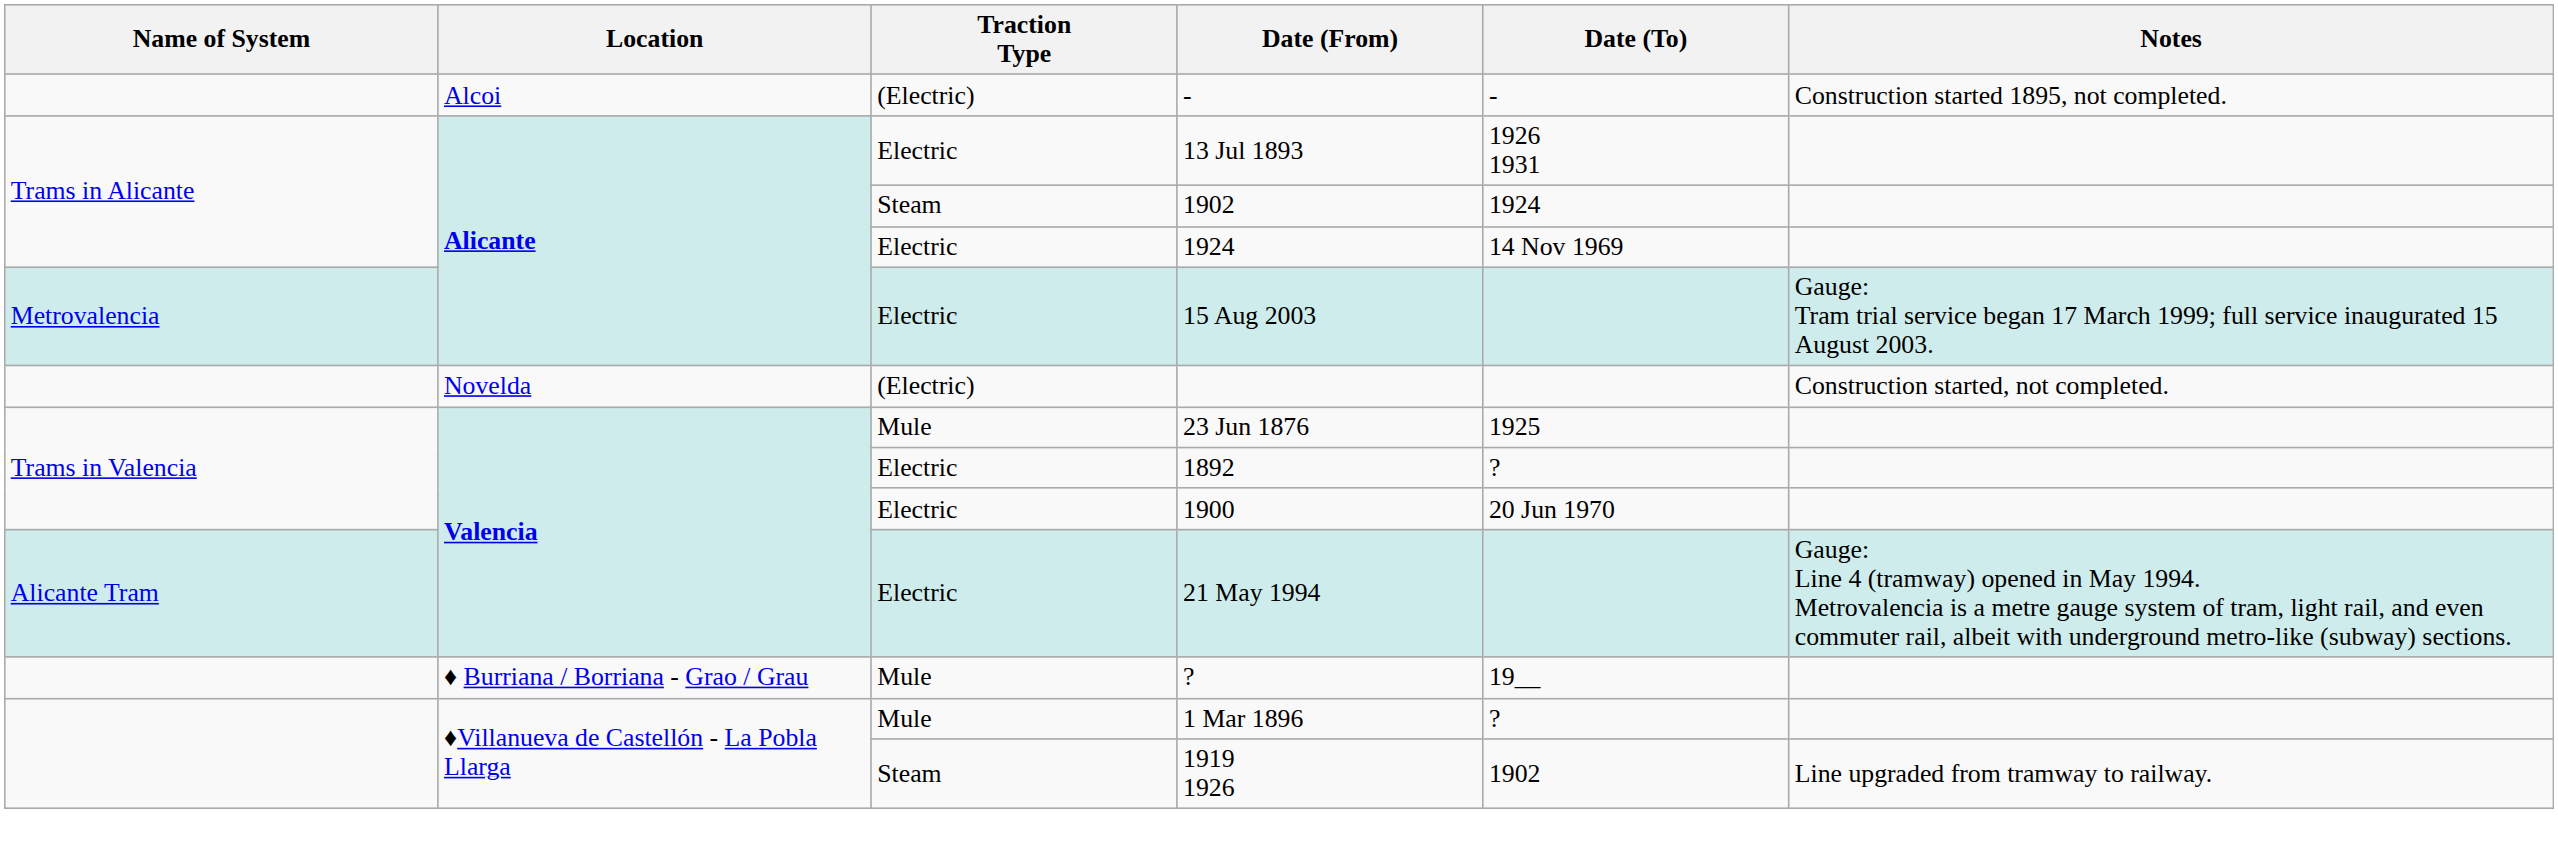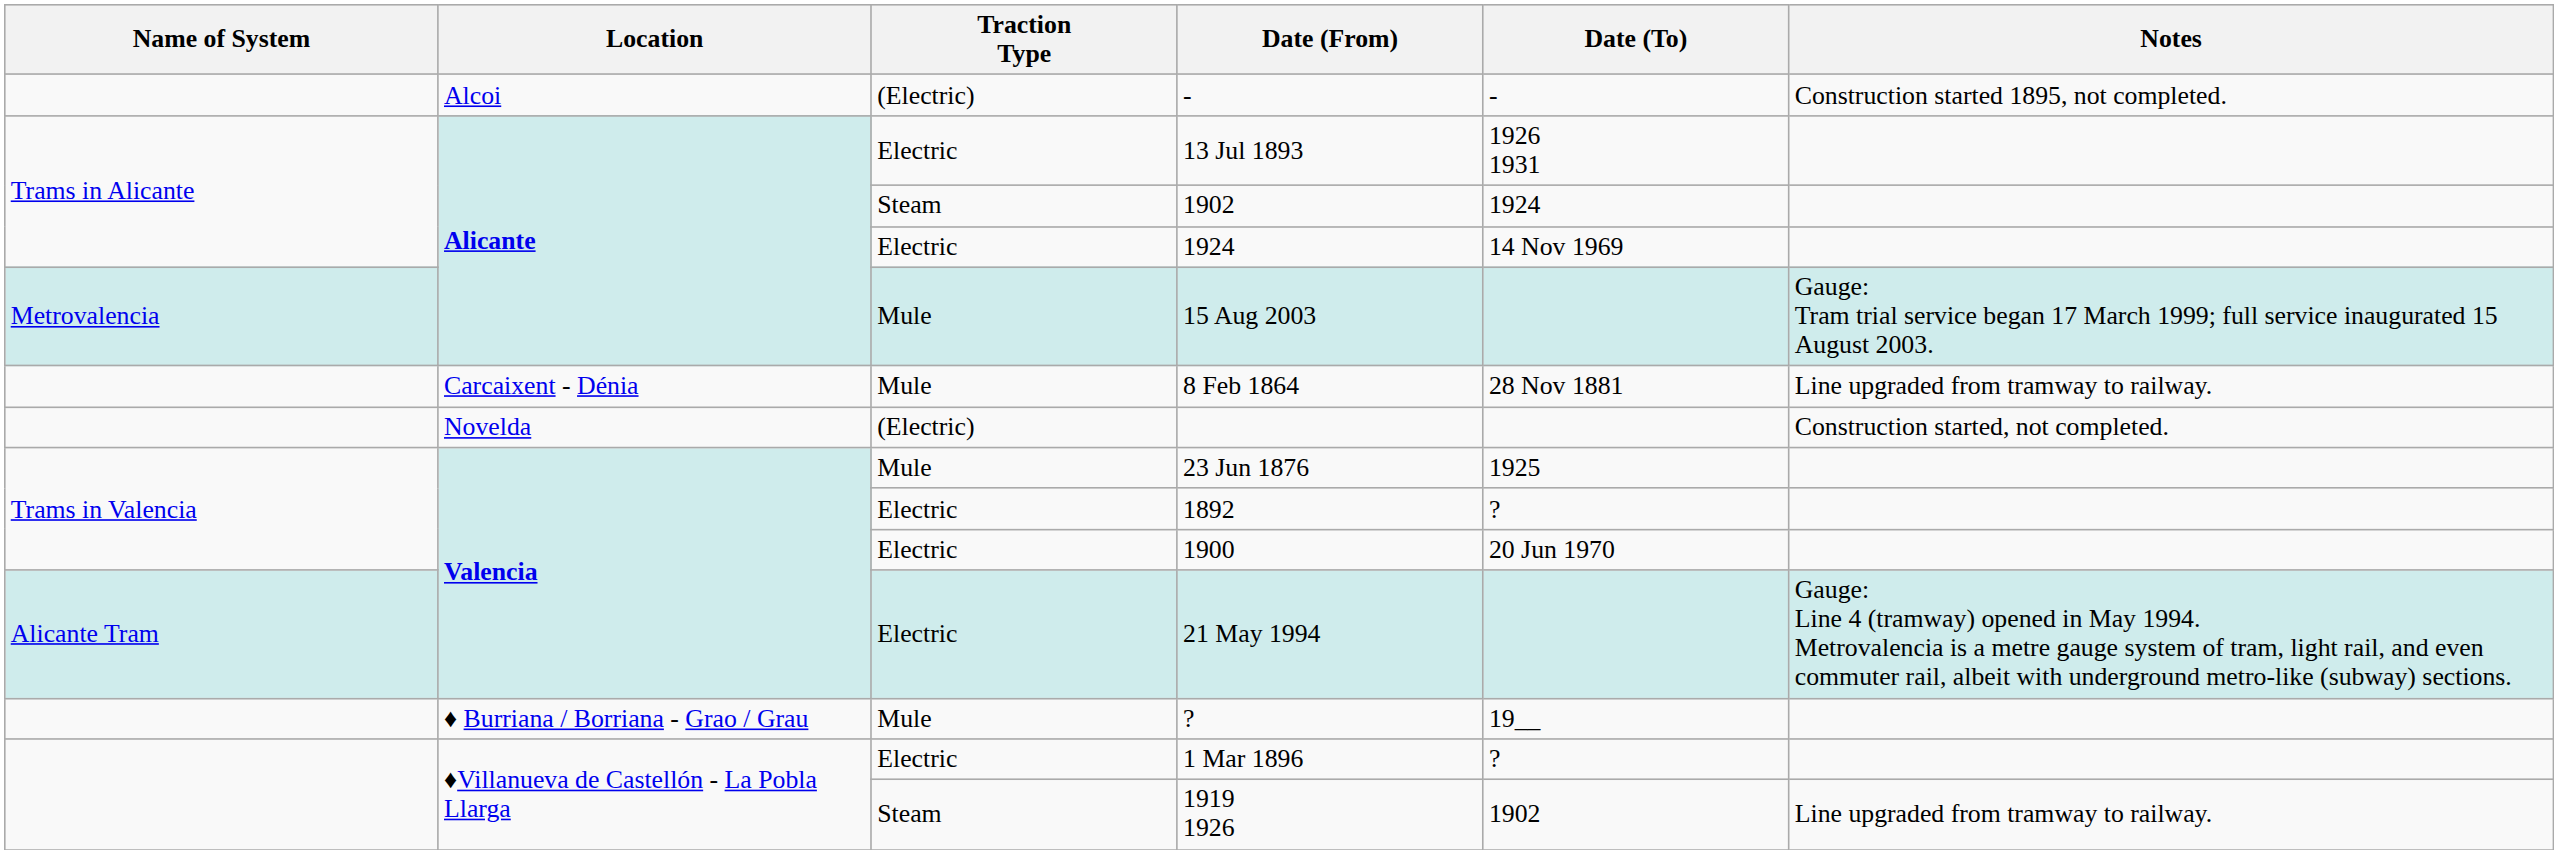(917, 316) Electric -> (904, 316) Mule
+ row: (1241, 385)
(904, 718) Mule -> (917, 758) Electric
